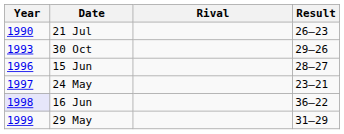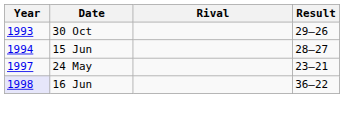- row: (72, 31)
(20, 67) 1996 -> (20, 49) 1994
- row: (72, 120)
